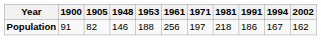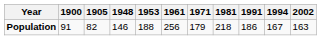(197, 27) 197 -> (197, 27) 179
(301, 27) 162 -> (301, 27) 163
